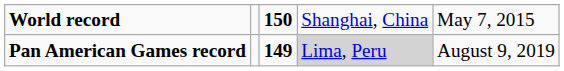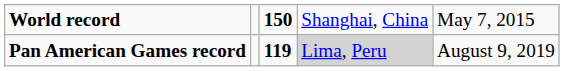(278, 50) 149 -> (278, 50) 119
